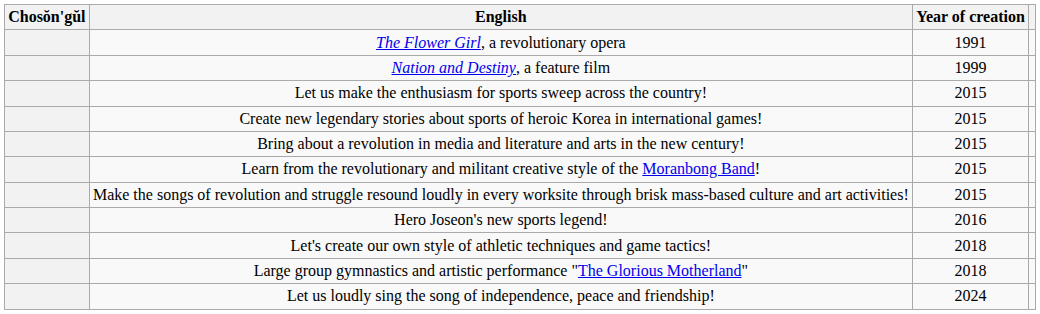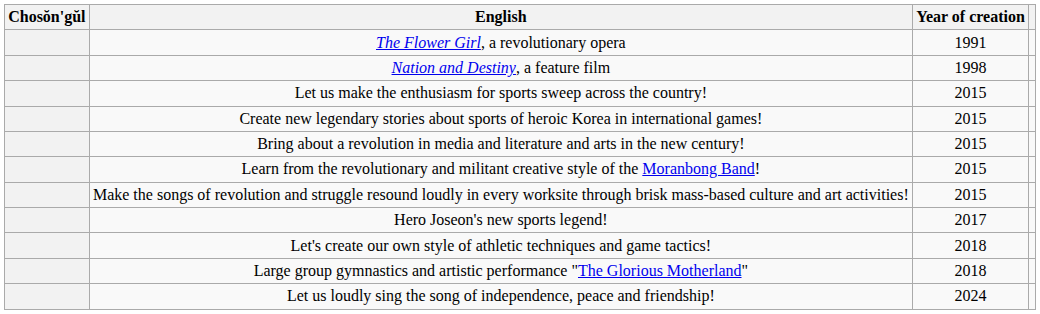(970, 67) 1999 -> (970, 67) 1998
(970, 220) 2016 -> (970, 220) 2017
